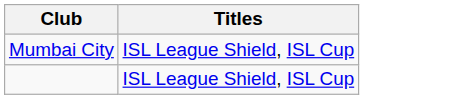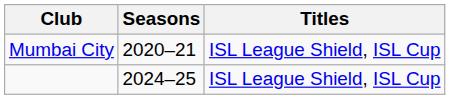+ column: (161, 19)
